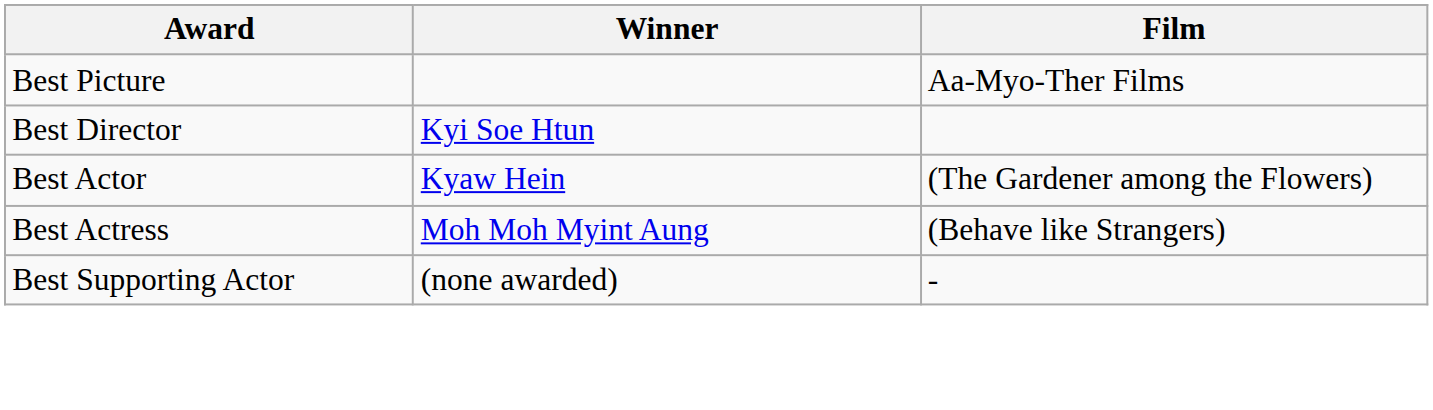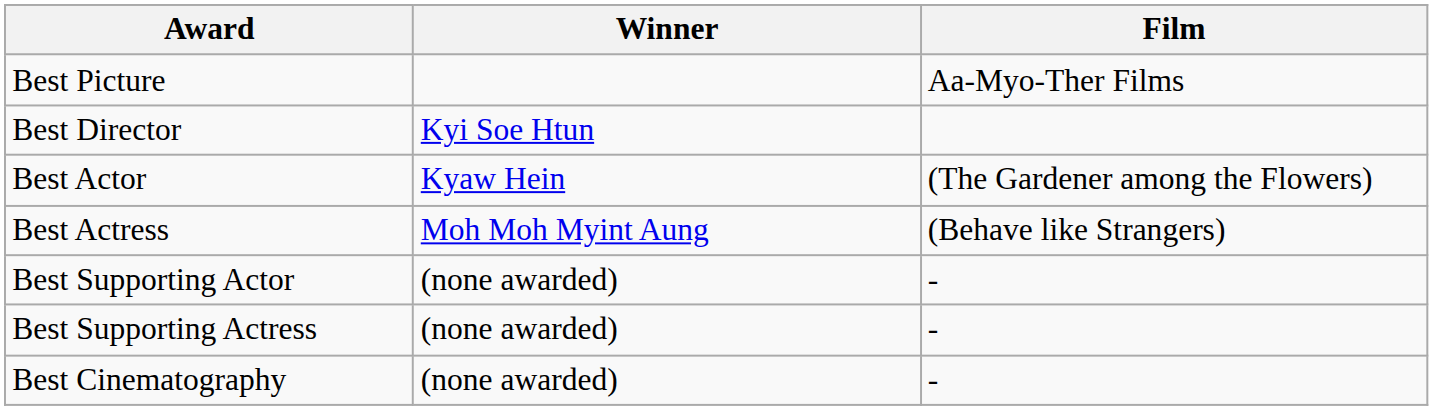+ row: (165, 329)
+ row: (149, 379)
